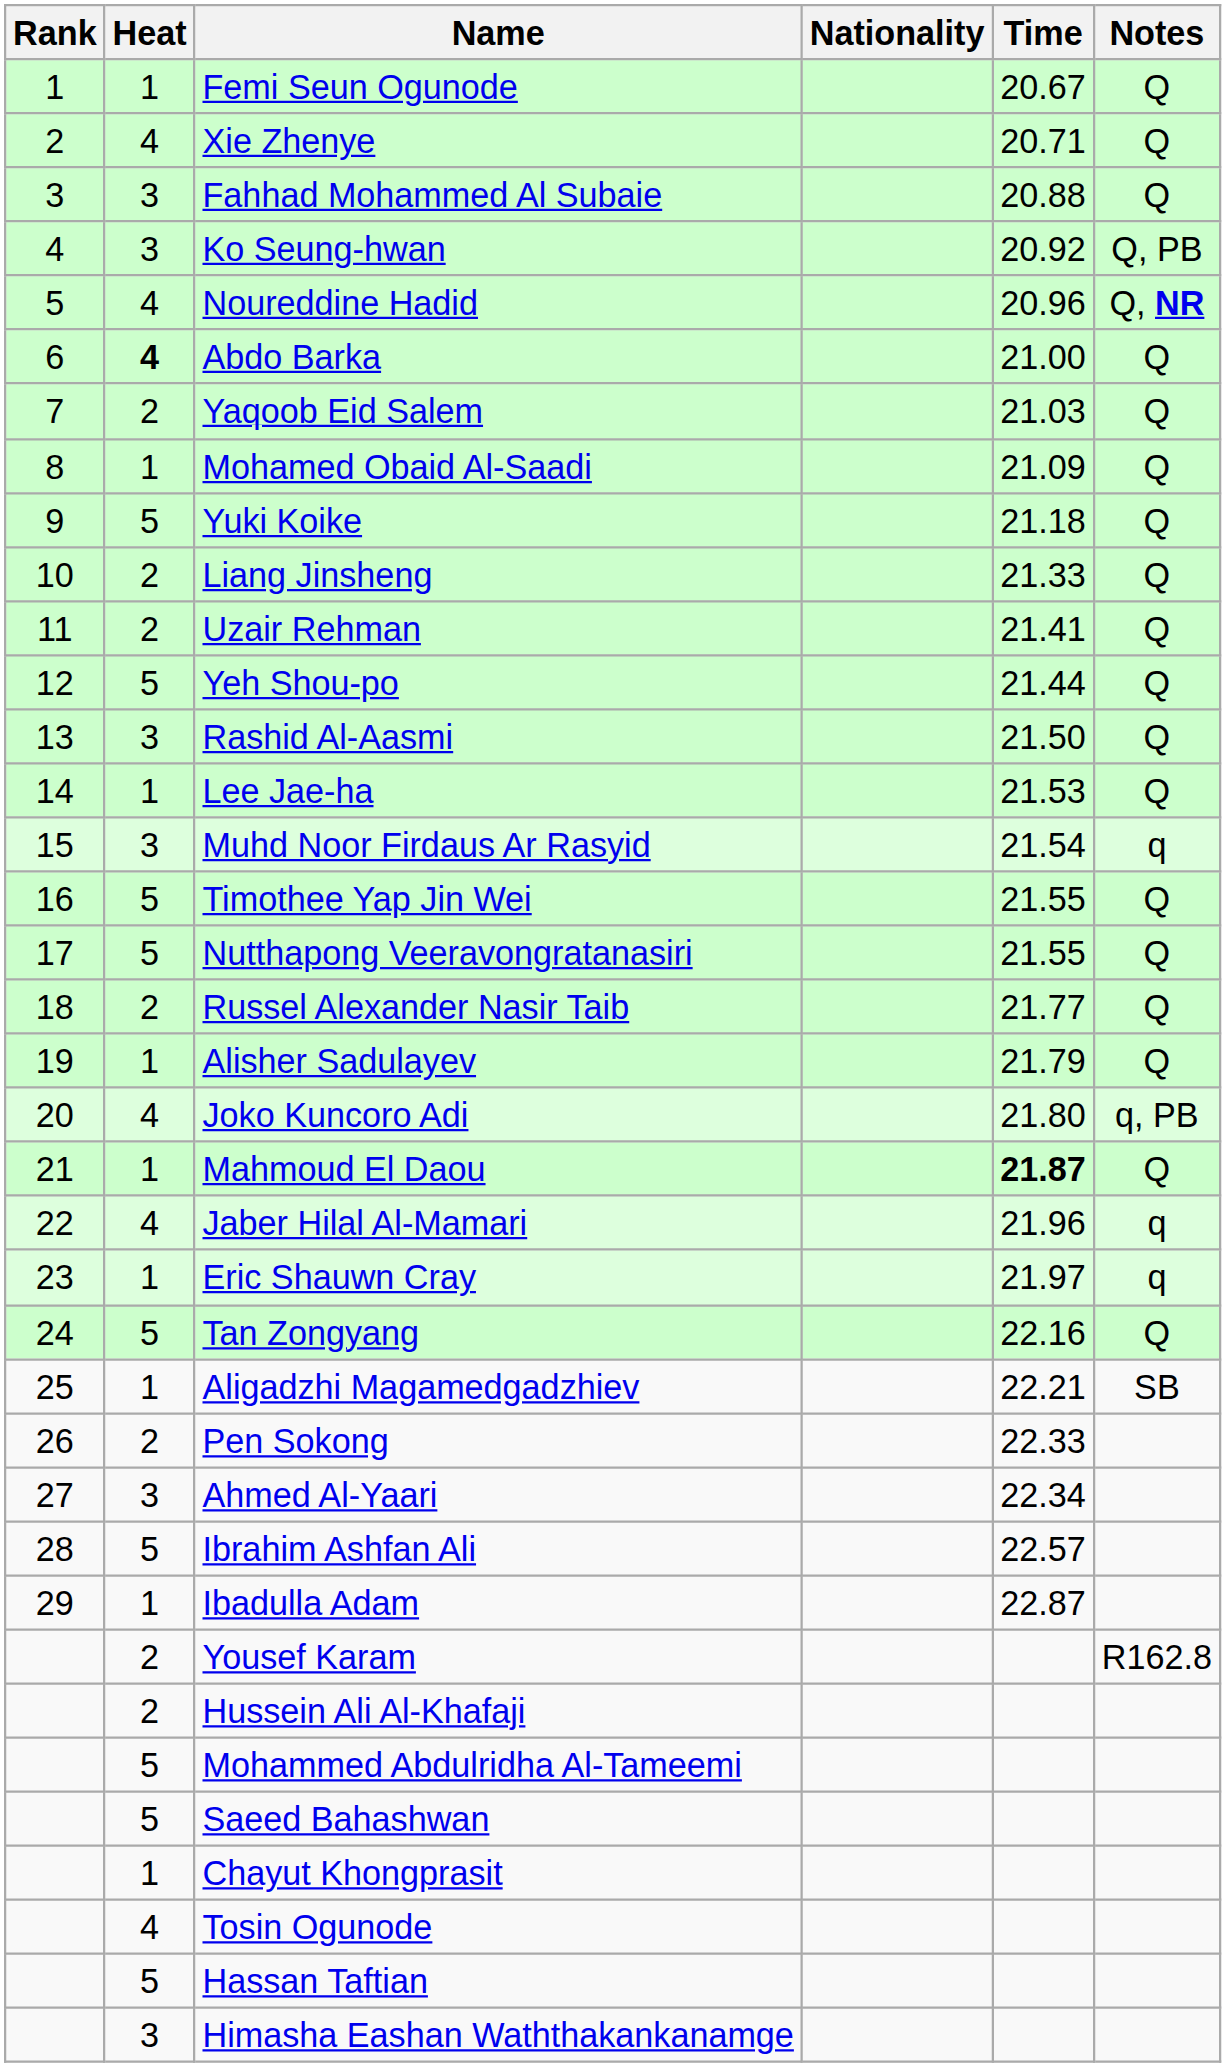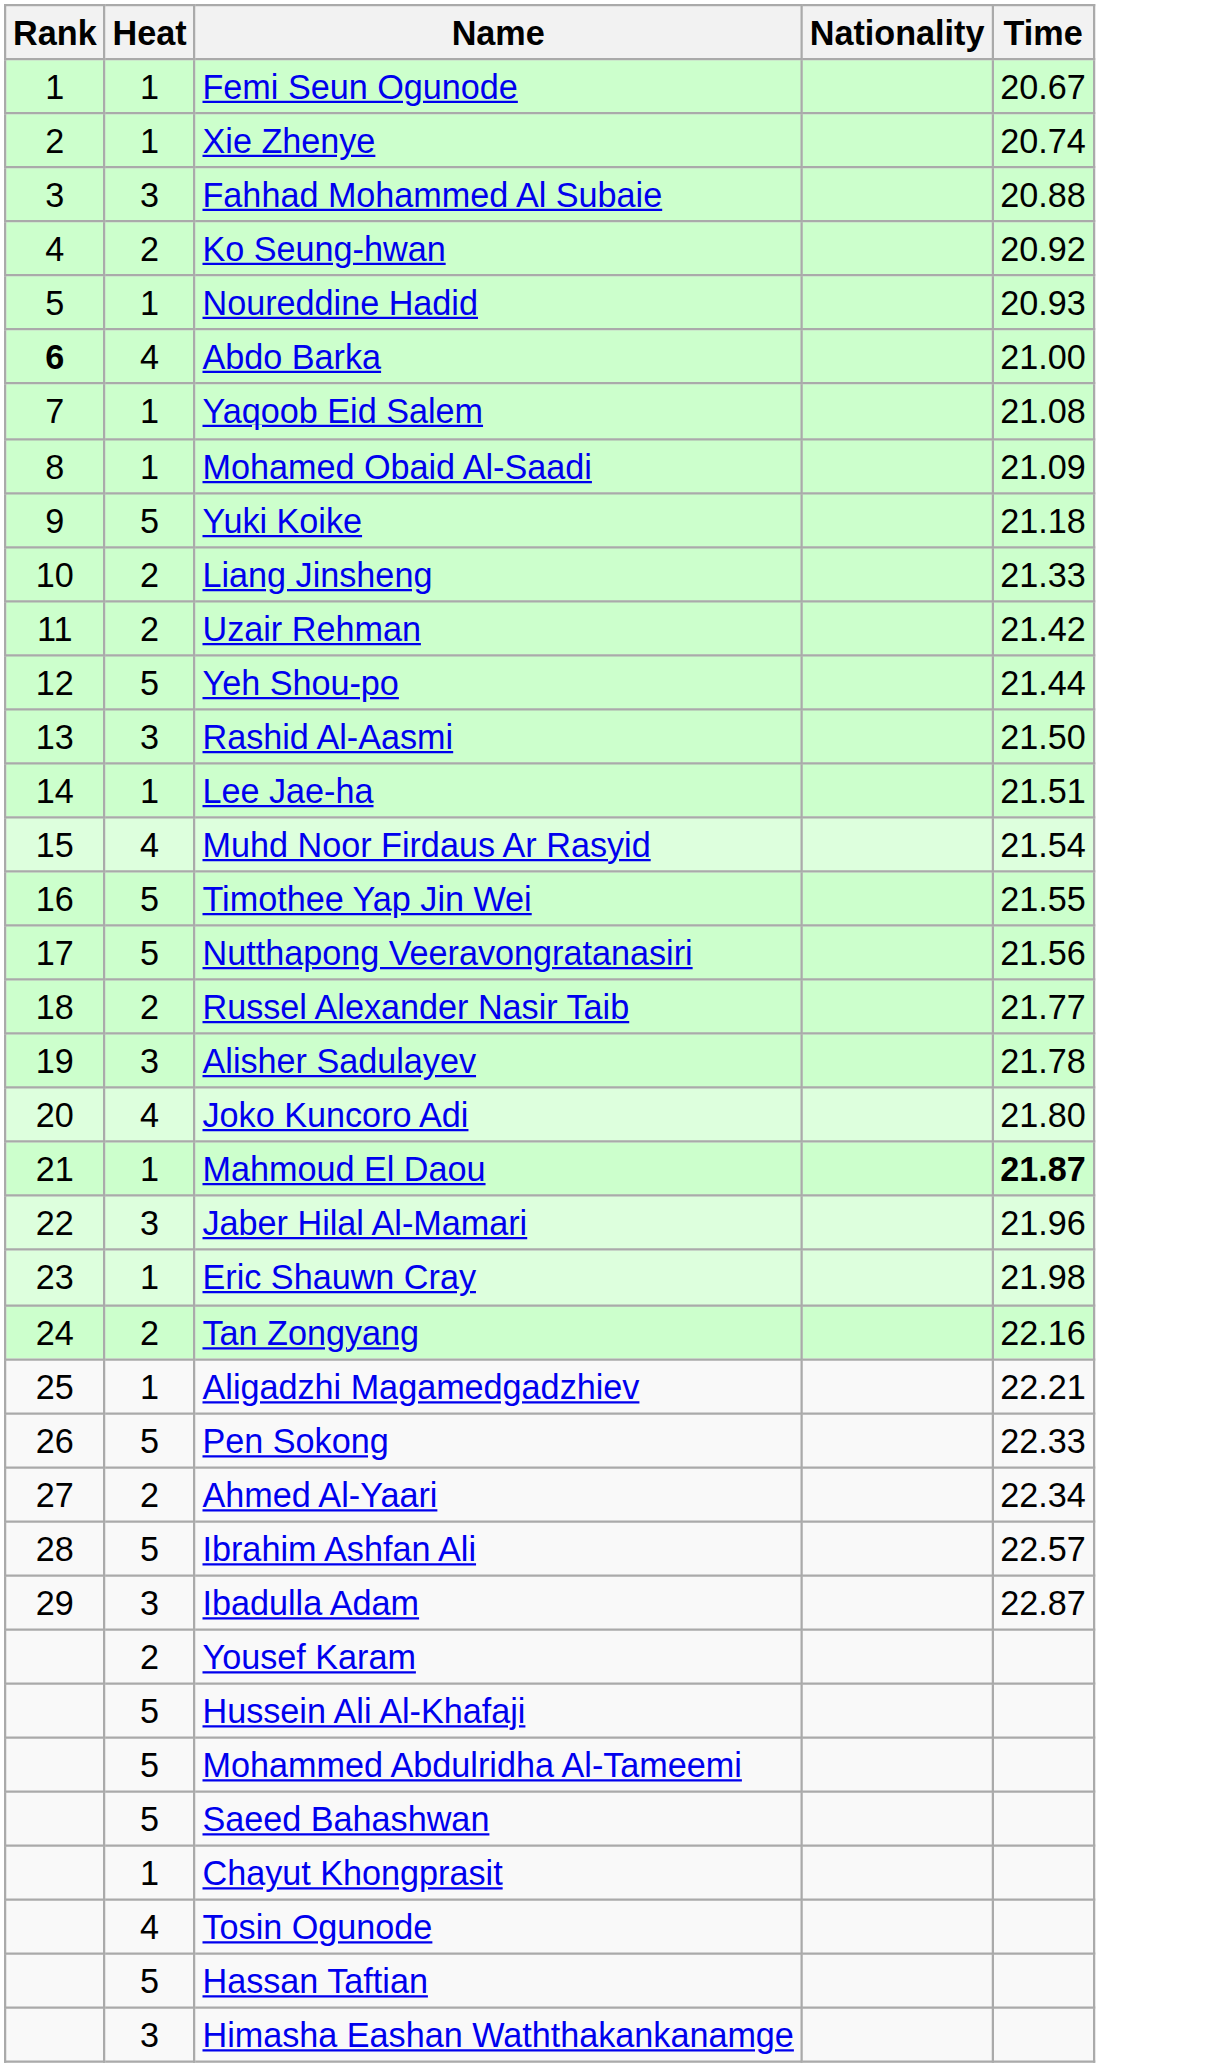- column: (1157, 32)
(150, 141) 4 -> (150, 141) 1
(1043, 141) 20.71 -> (1043, 141) 20.74
(150, 249) 3 -> (150, 249) 2
(150, 303) 4 -> (150, 303) 1
(1043, 303) 20.96 -> (1043, 303) 20.93
(55, 357) normal -> (55, 357) bold
(150, 357) bold -> (150, 357) normal
(150, 411) 2 -> (150, 411) 1
(1043, 411) 21.03 -> (1043, 411) 21.08
(1043, 628) 21.41 -> (1043, 628) 21.42
(1043, 790) 21.53 -> (1043, 790) 21.51
(150, 844) 3 -> (150, 844) 4
(1043, 953) 21.55 -> (1043, 953) 21.56
(150, 1061) 1 -> (150, 1061) 3
(1043, 1061) 21.79 -> (1043, 1061) 21.78
(150, 1223) 4 -> (150, 1223) 3
(1043, 1278) 21.97 -> (1043, 1278) 21.98
(150, 1332) 5 -> (150, 1332) 2
(150, 1440) 2 -> (150, 1440) 5
(150, 1494) 3 -> (150, 1494) 2
(150, 1602) 1 -> (150, 1602) 3
(150, 1711) 2 -> (150, 1711) 5
